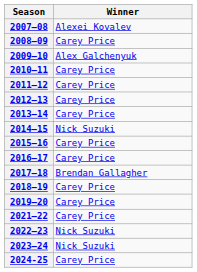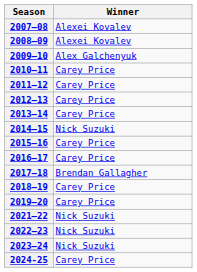(85, 41) Carey Price -> (93, 41) Alexei Kovalev
(85, 216) Carey Price -> (85, 216) Nick Suzuki
